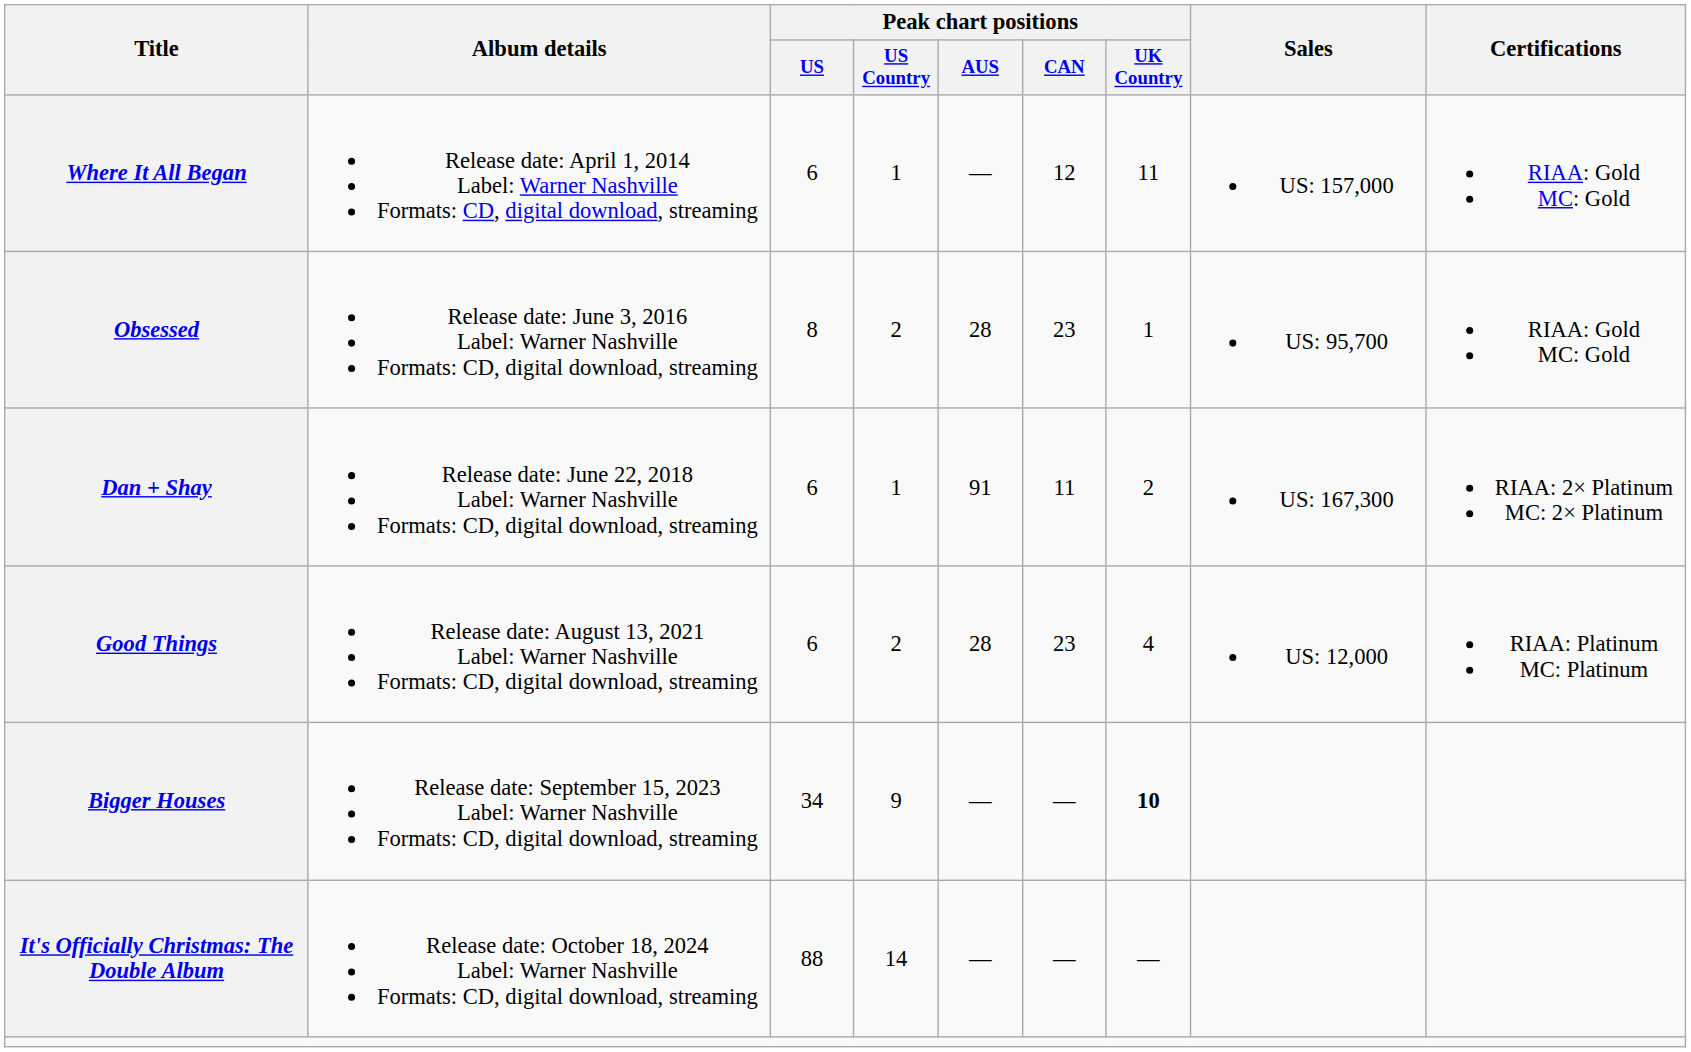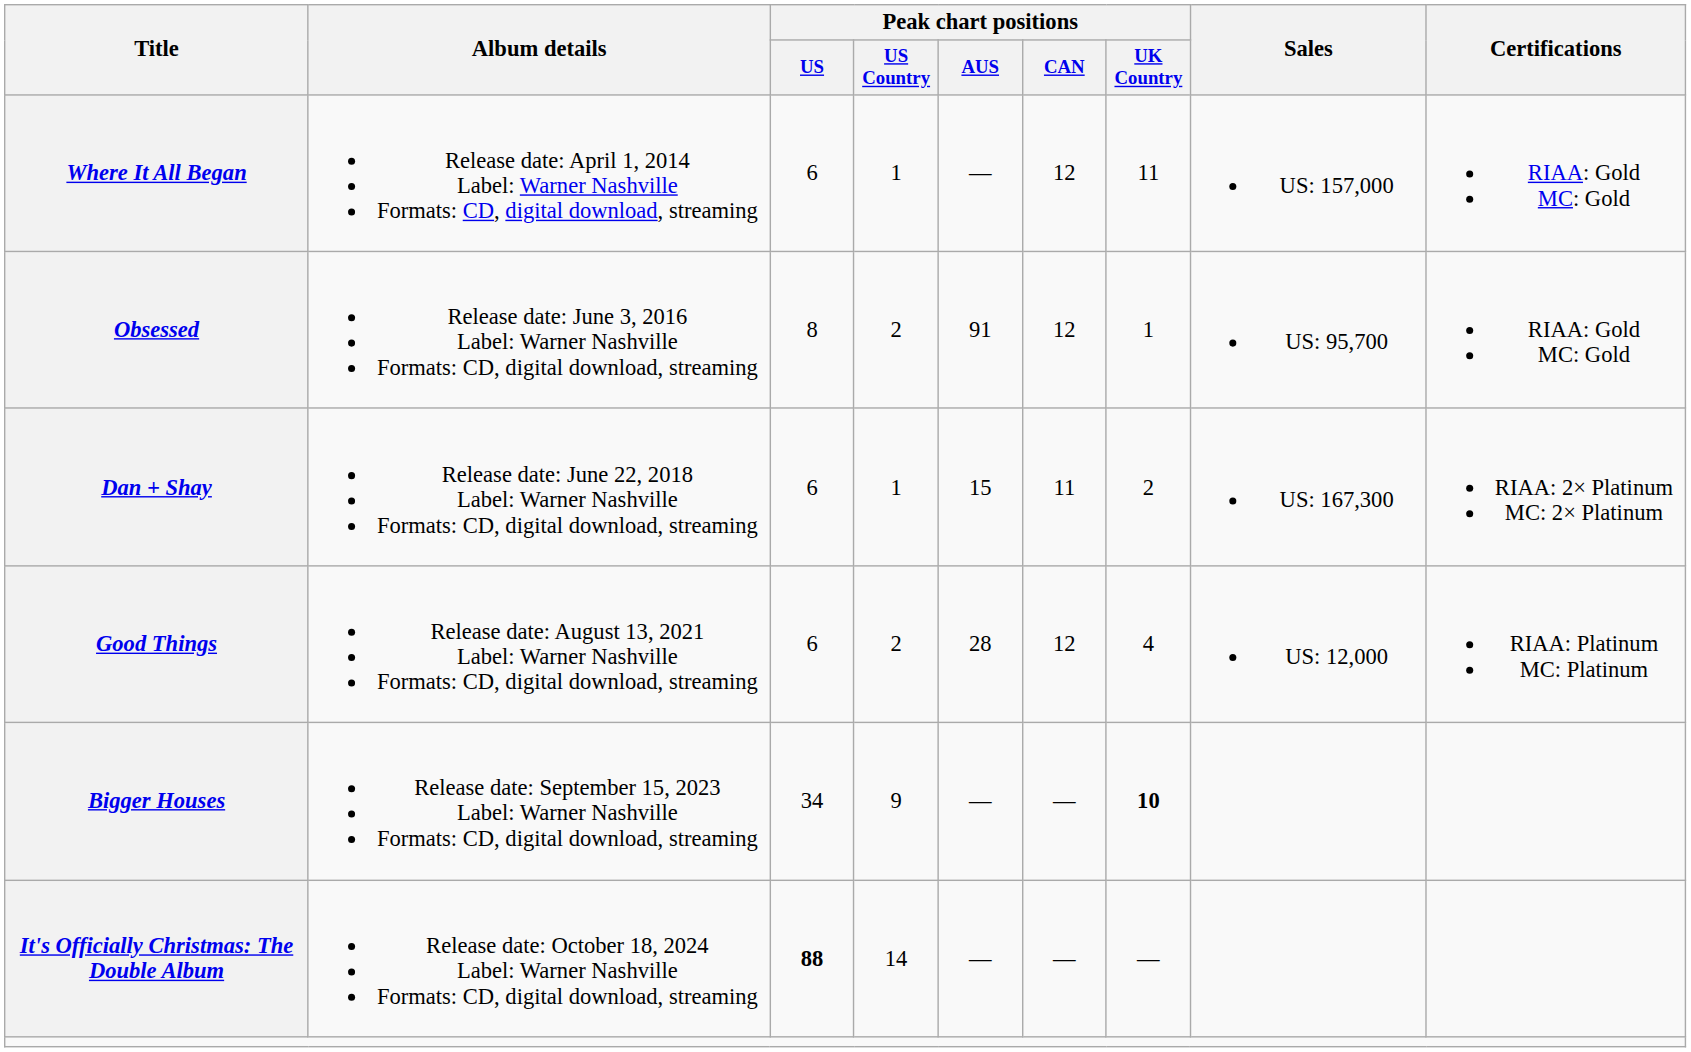(980, 329) 28 -> (980, 329) 91
(1064, 329) 23 -> (1064, 329) 12
(980, 486) 91 -> (980, 486) 15
(1064, 643) 23 -> (1064, 643) 12
(812, 958) normal -> (812, 958) bold
